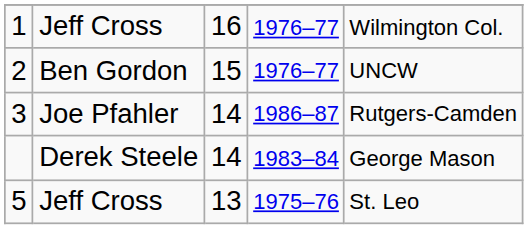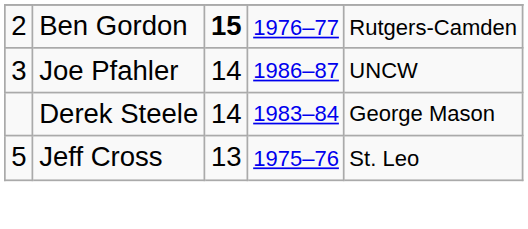- row: (19, 26)
(226, 69) normal -> (226, 26) bold
(384, 70) UNCW -> (433, 27) Rutgers-Camden
(433, 114) Rutgers-Camden -> (384, 70) UNCW
